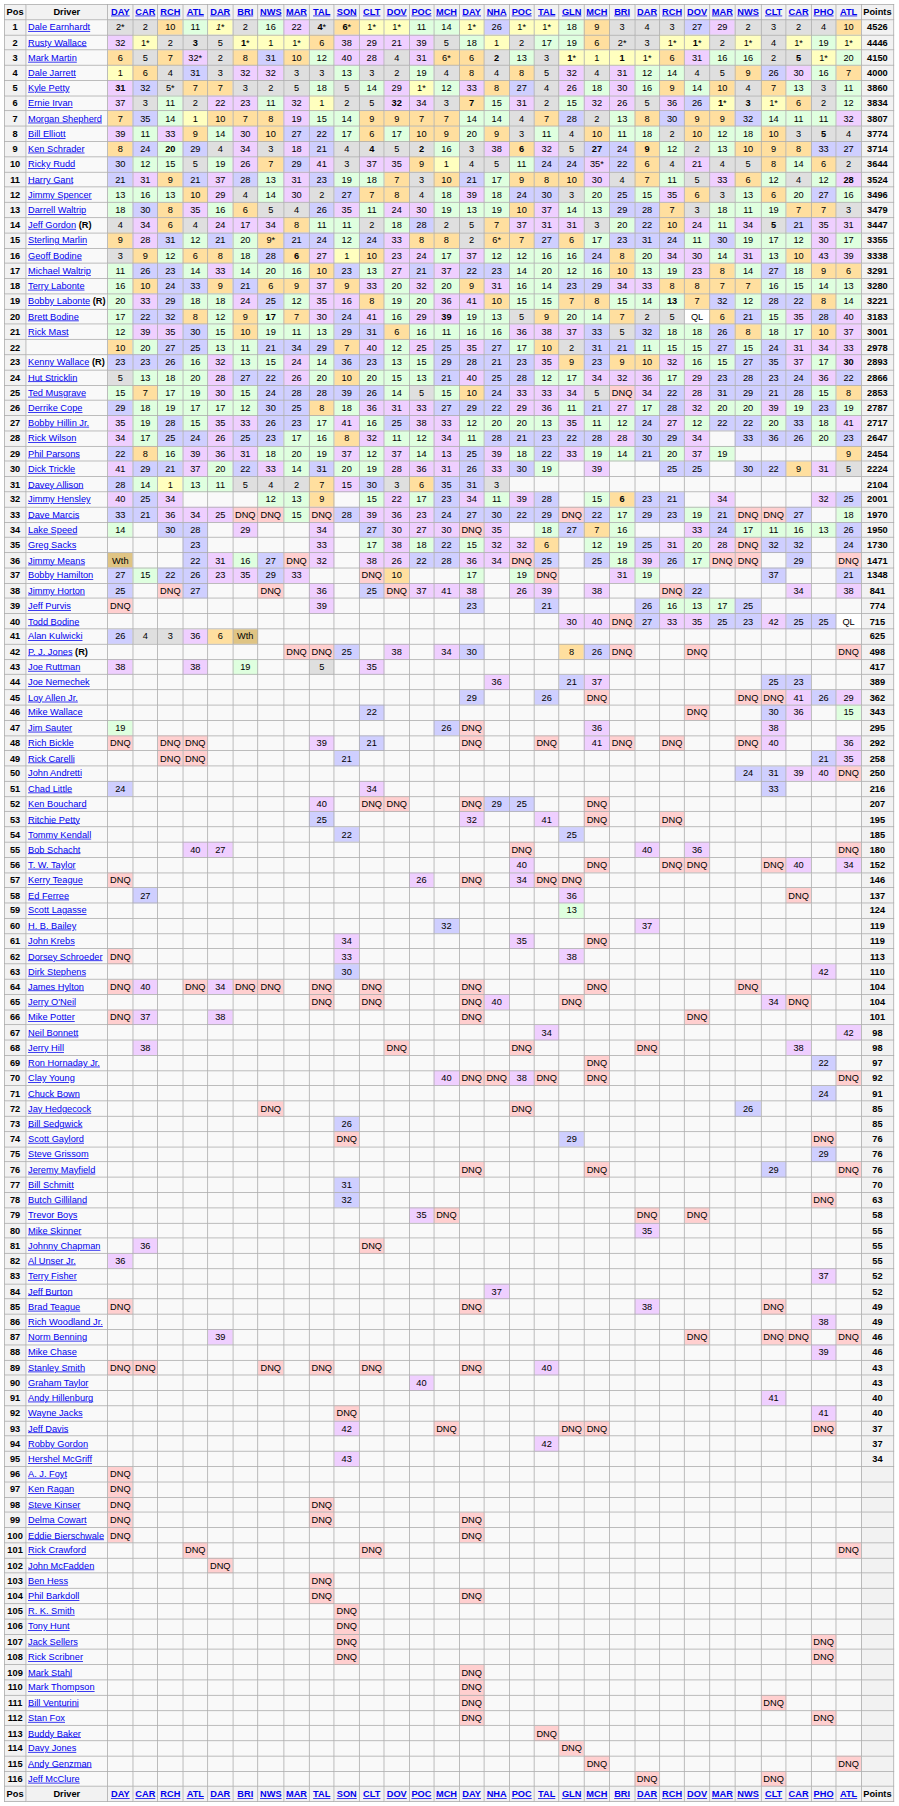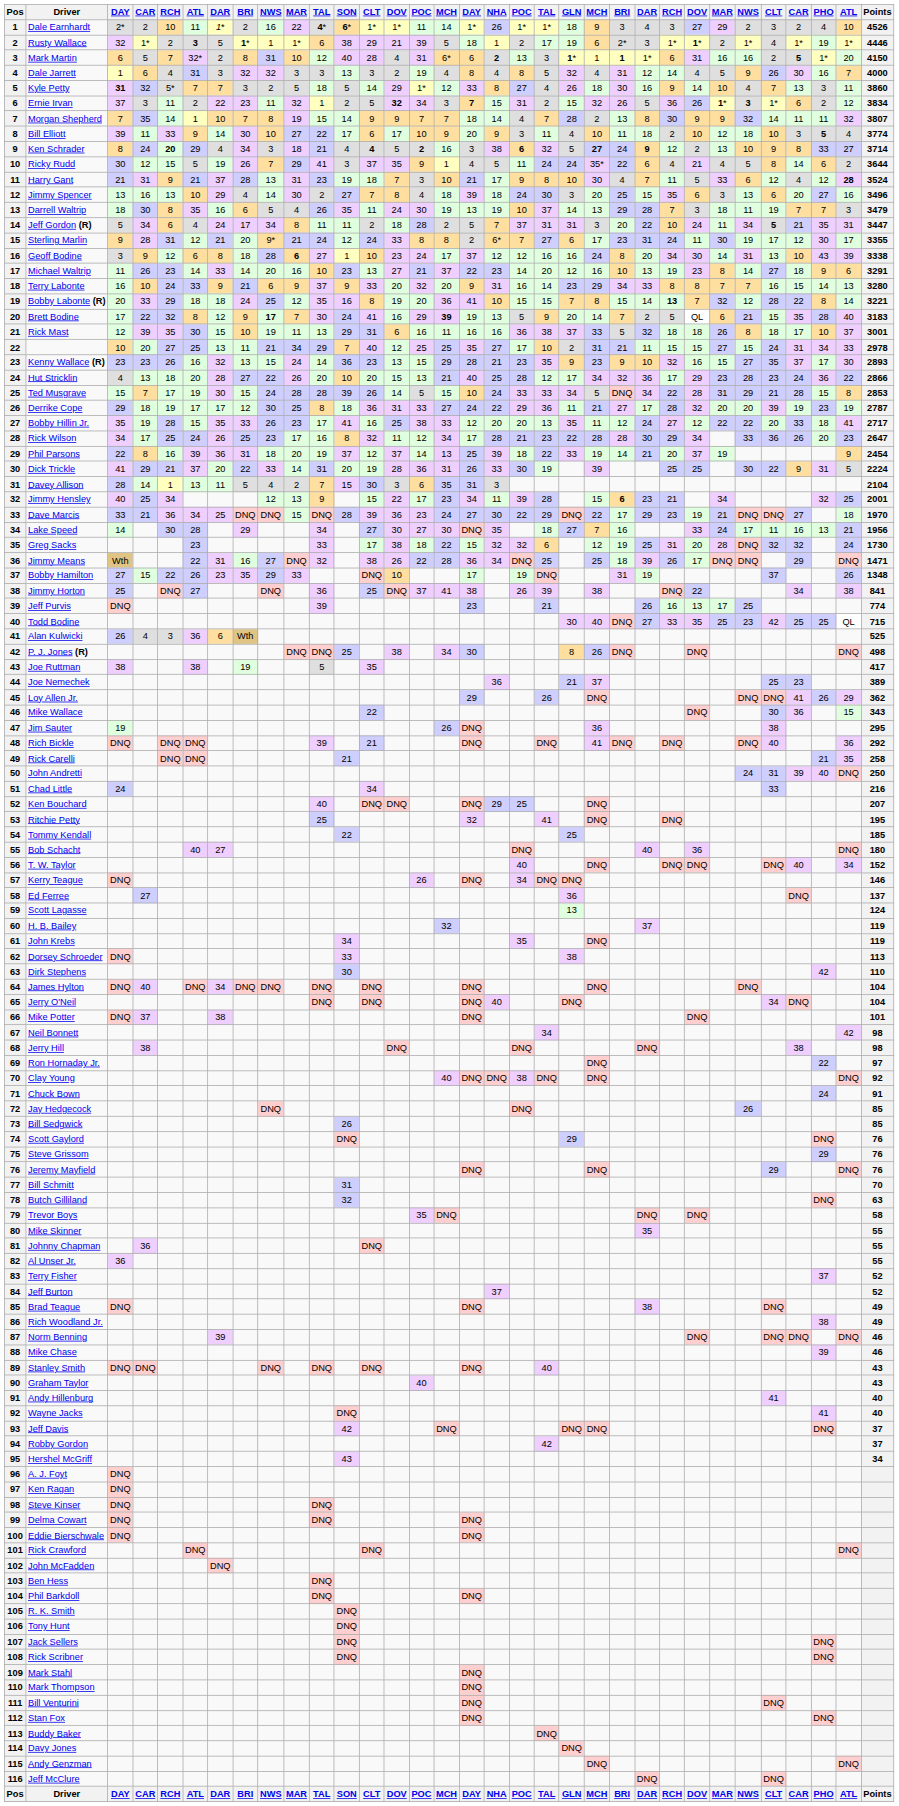(472, 119) 14 -> (472, 119) 18
(120, 225) 4 -> (120, 225) 5
(849, 362) bold -> (849, 362) normal
(120, 378) 5 -> (120, 378) 4
(472, 408) 29 -> (472, 408) 24
(472, 438) 11 -> (472, 438) 17
(849, 530) 26 -> (849, 530) 21
(877, 530) 1950 -> (877, 530) 1956
(849, 576) 21 -> (849, 576) 26
(877, 636) 625 -> (877, 636) 525
